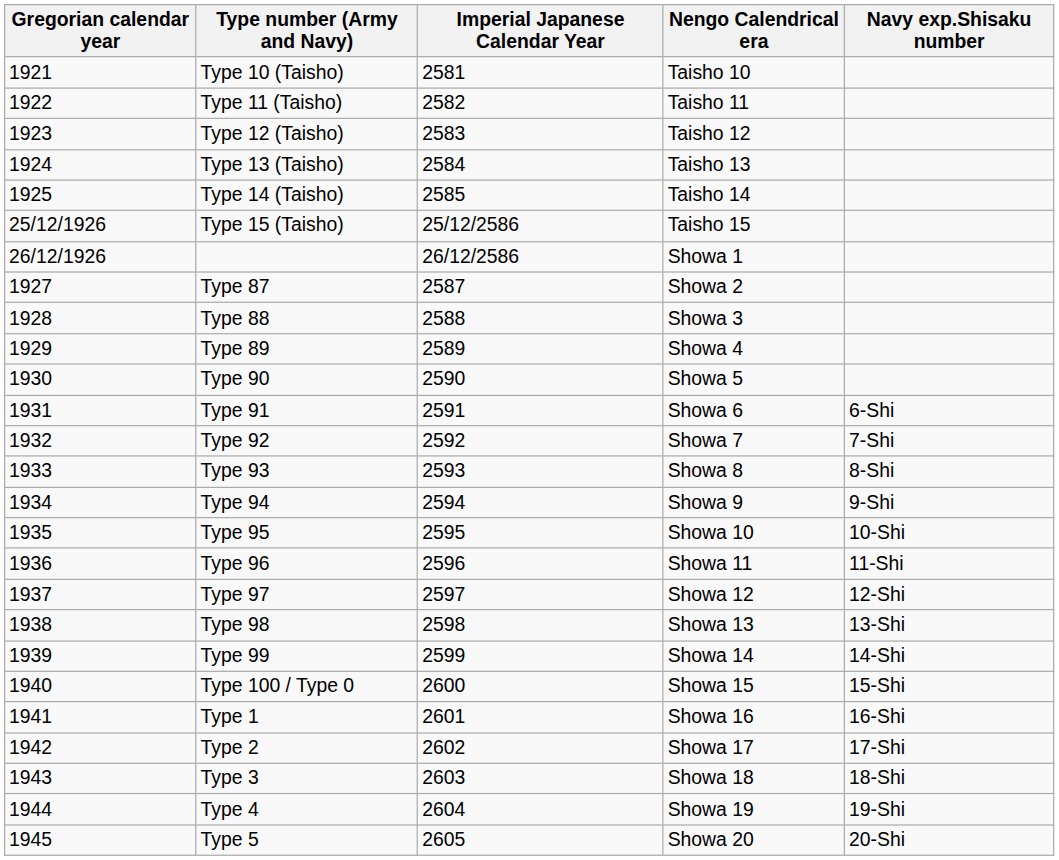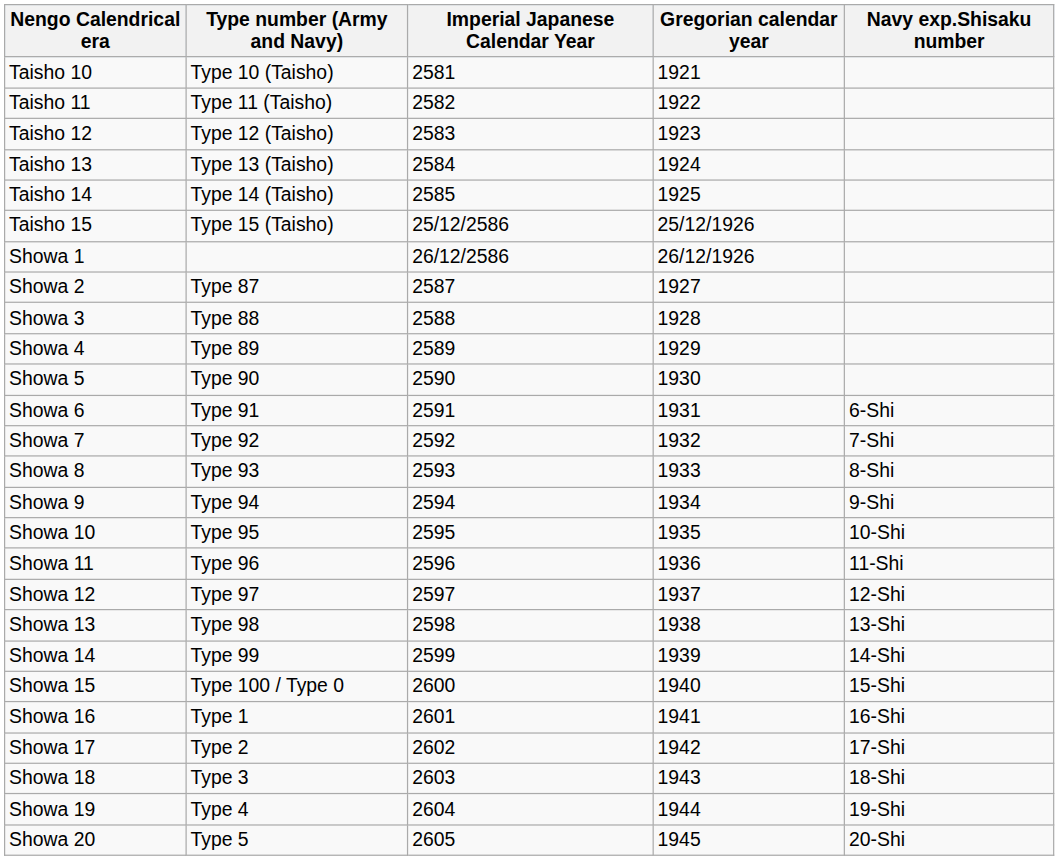columns swapped: (100, 30) <-> (754, 30)
